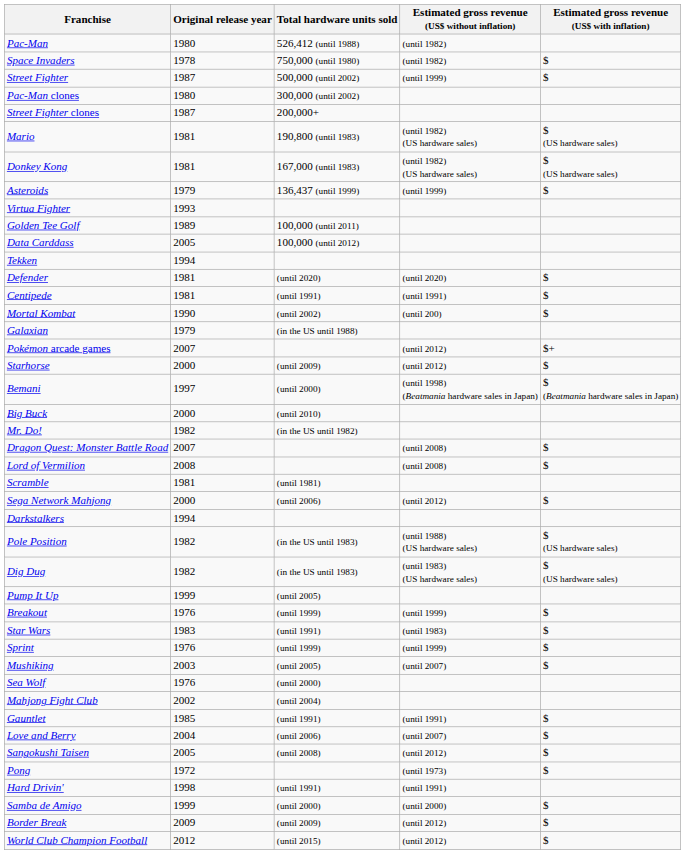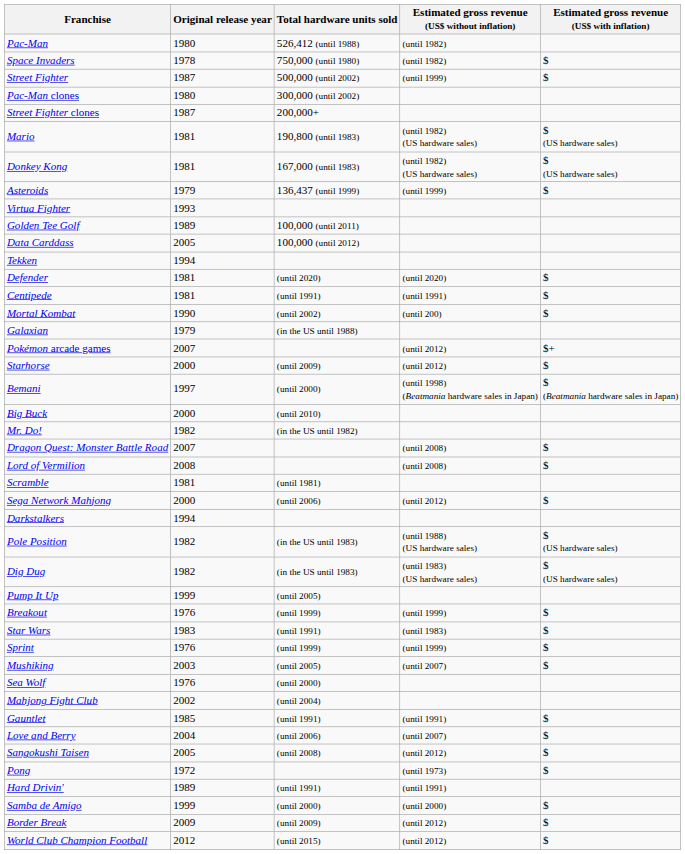(184, 788) 1998 -> (184, 788) 1989
